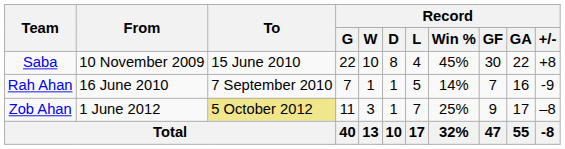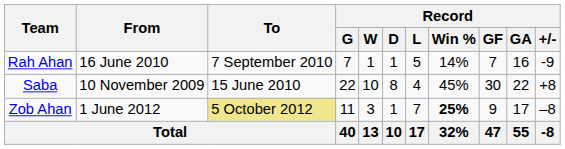rows swapped: (40, 62) <-> (40, 86)
(454, 109) normal -> (454, 109) bold
